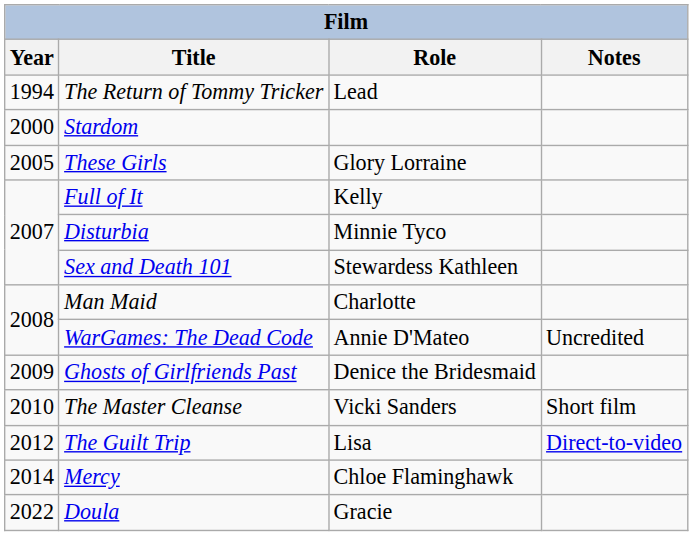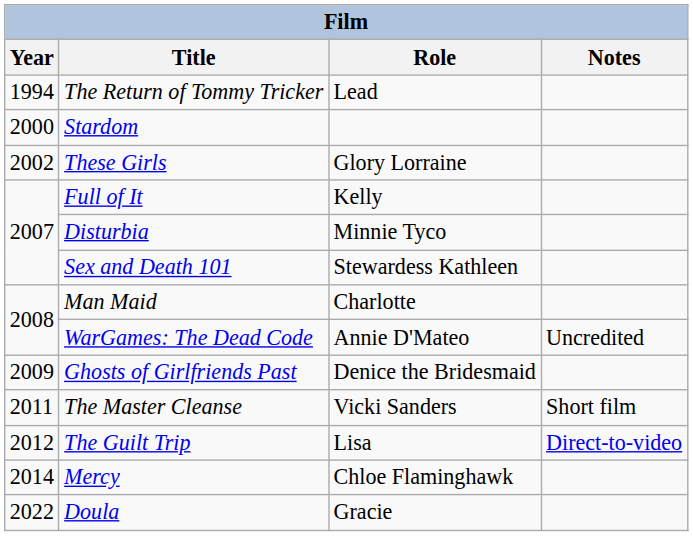(32, 162) 2005 -> (32, 162) 2002
(32, 407) 2010 -> (31, 407) 2011
